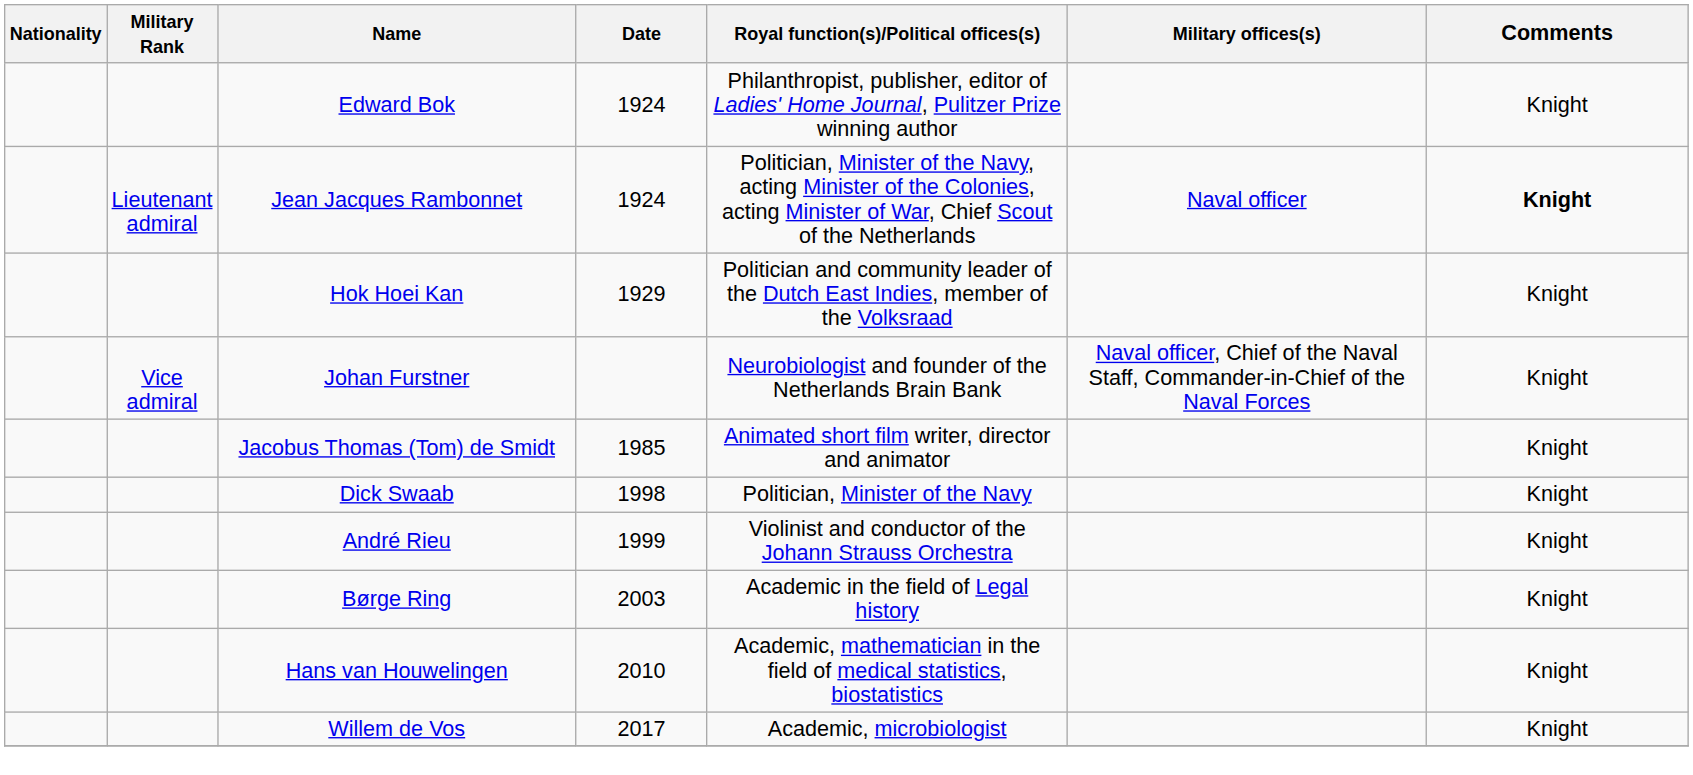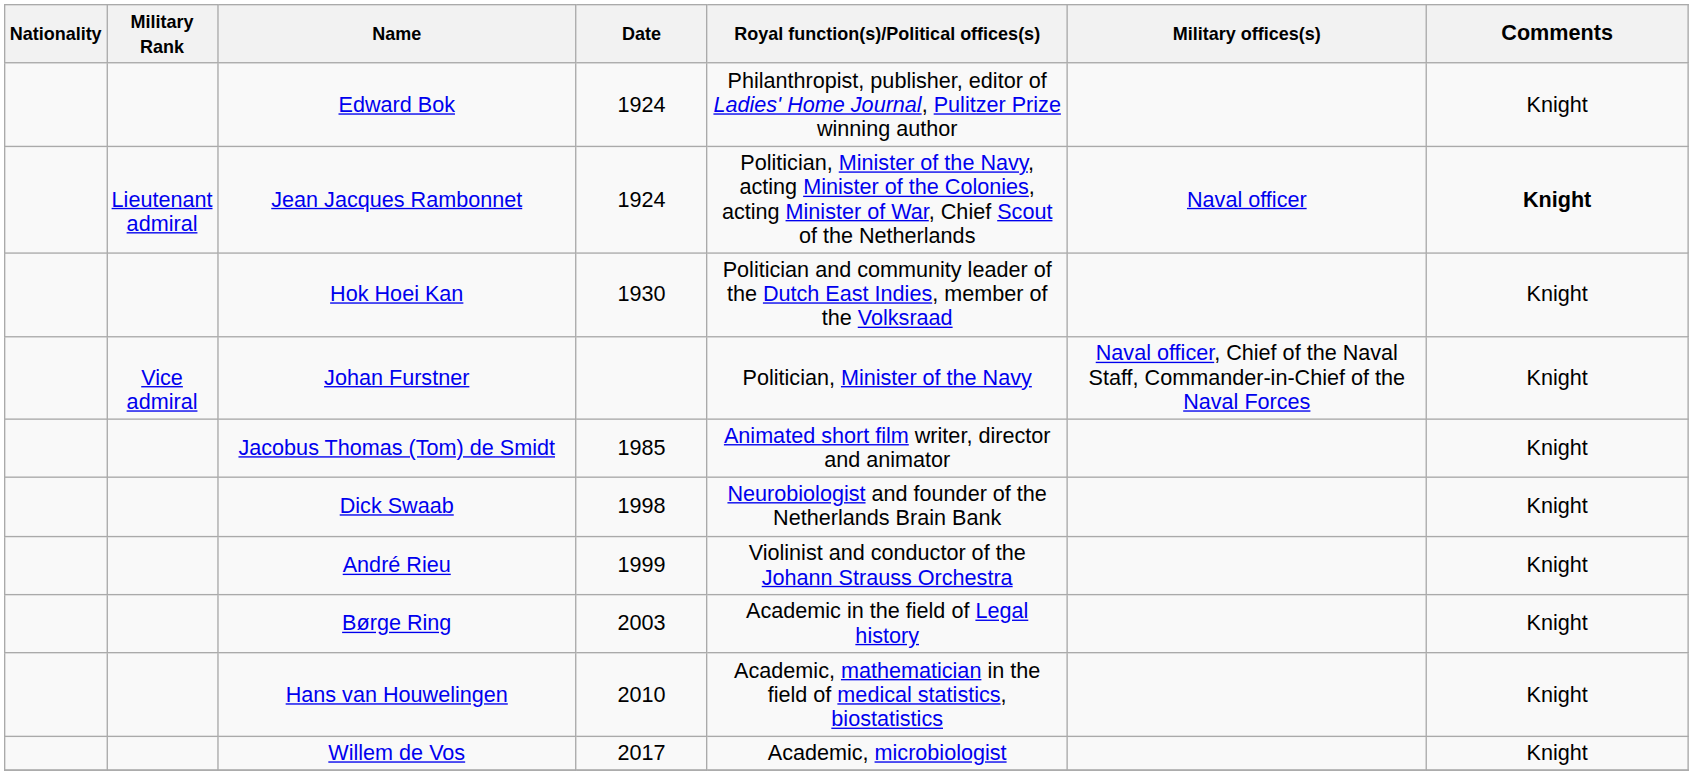(641, 294) 1929 -> (641, 294) 1930
(887, 377) Neurobiologist and founder of the Netherlands Brain Bank -> (887, 377) Politician, Minister of the Navy
(887, 494) Politician, Minister of the Navy -> (887, 506) Neurobiologist and founder of the Netherlands Brain Bank
